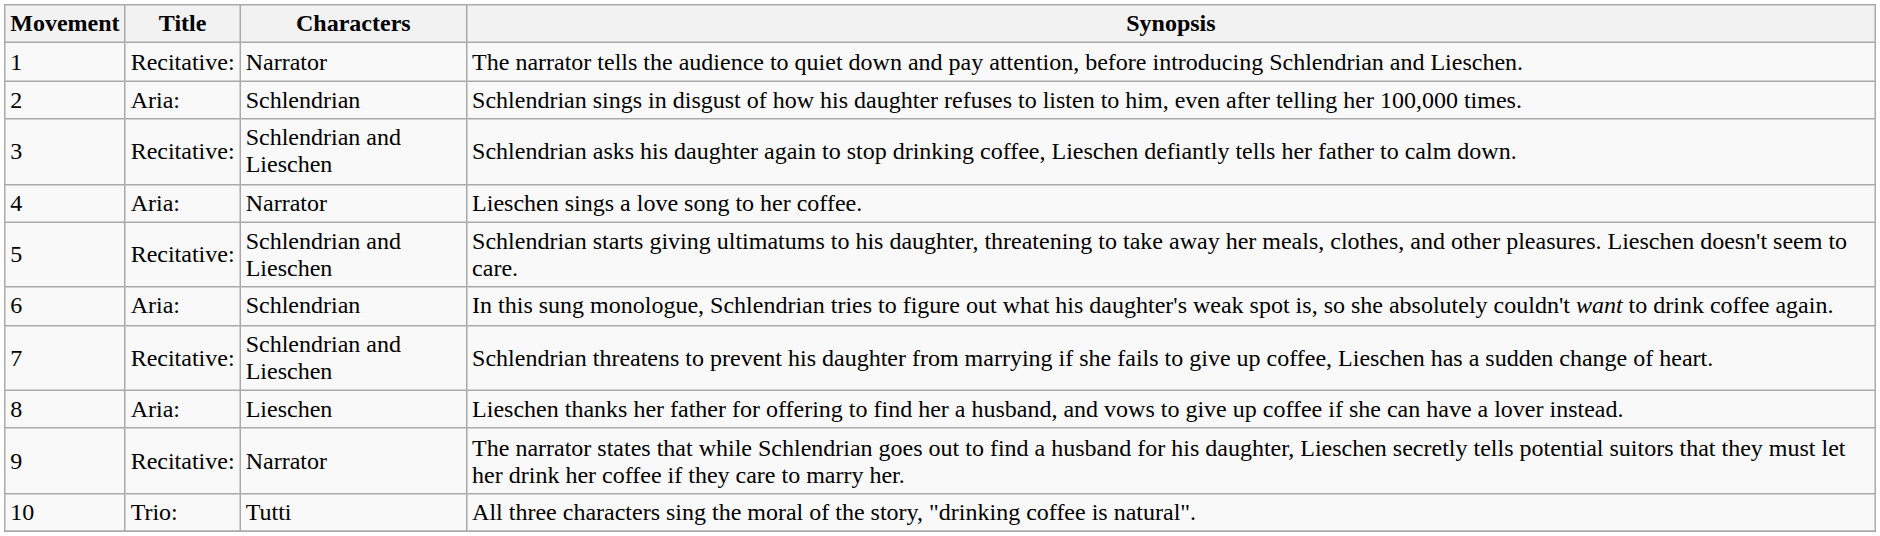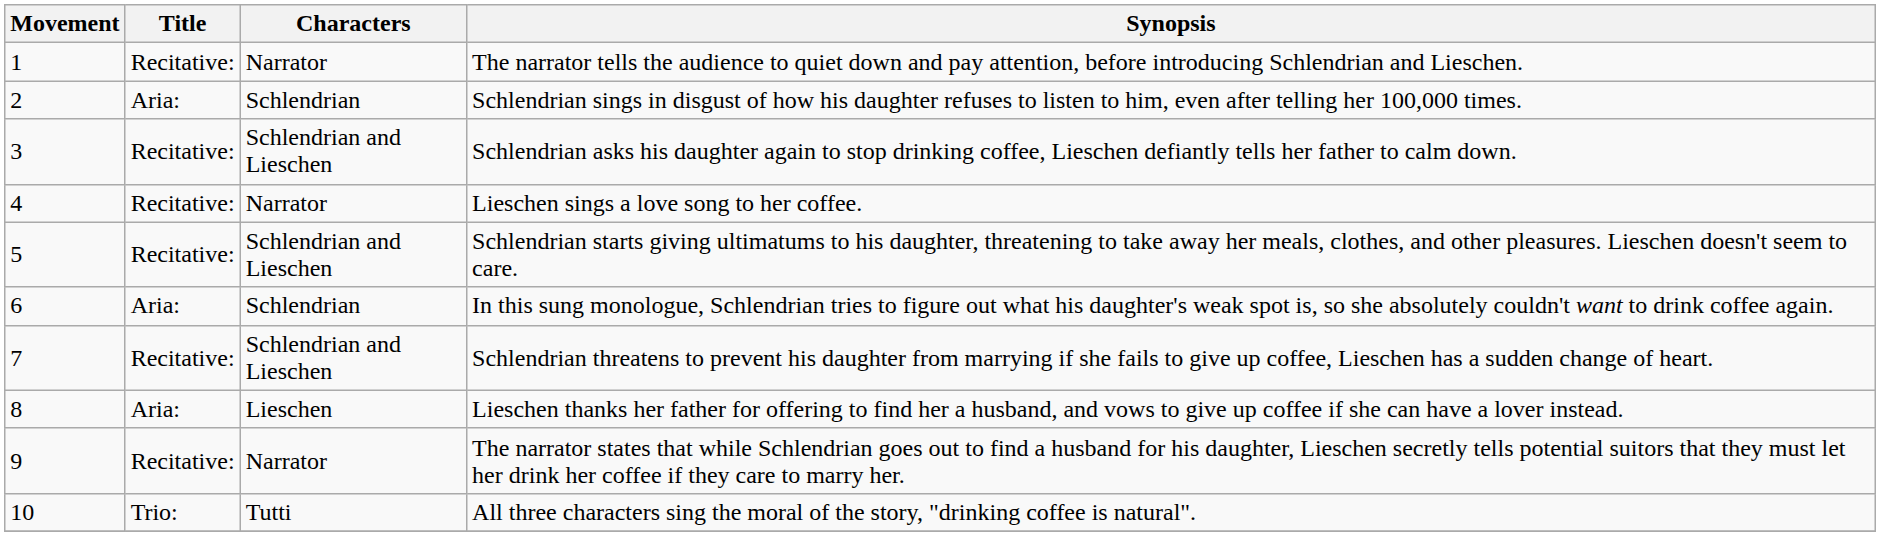(155, 202) Aria: -> (183, 202) Recitative:
